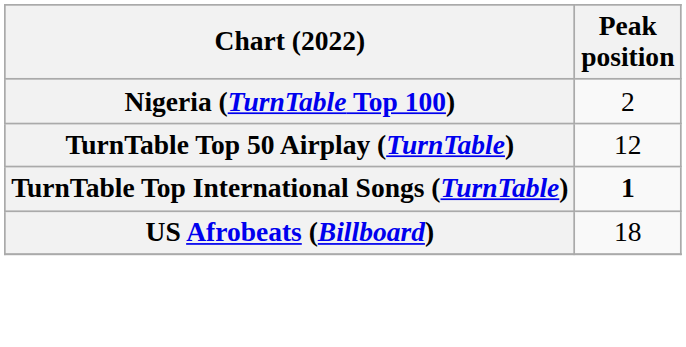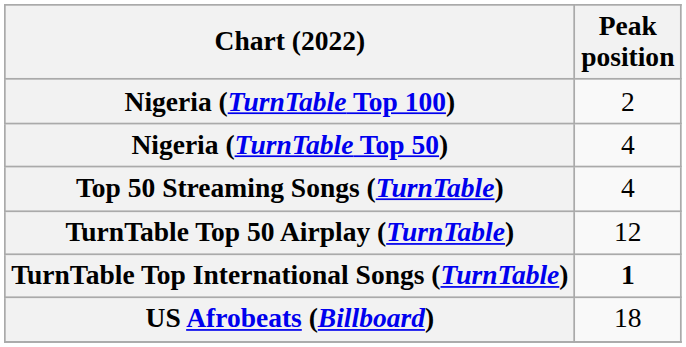+ row: (290, 144)
+ row: (290, 188)
